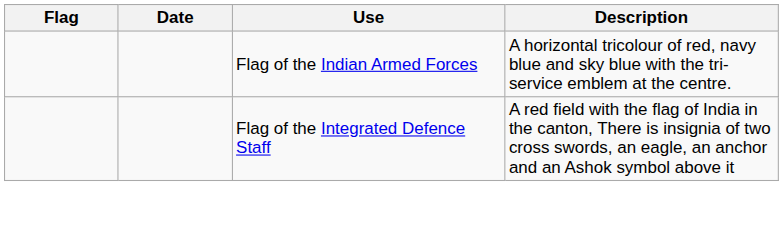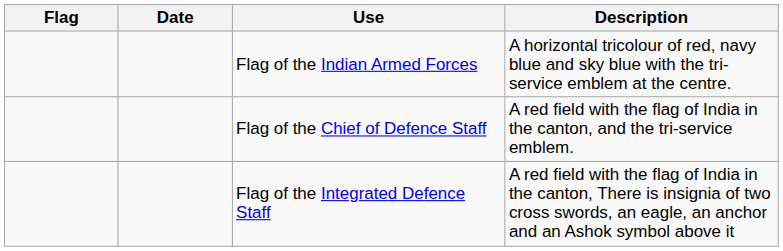+ row: (361, 128)
